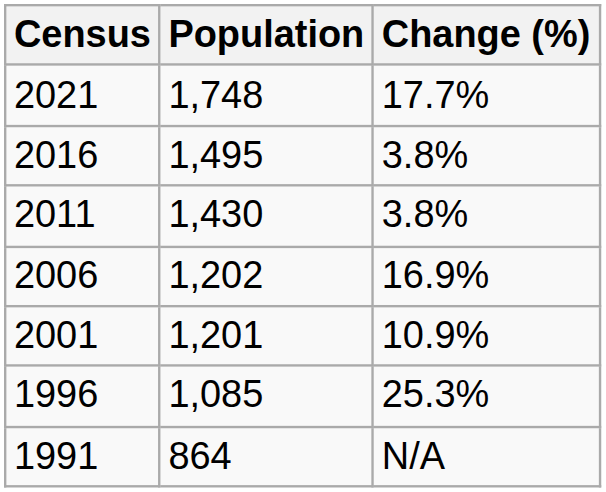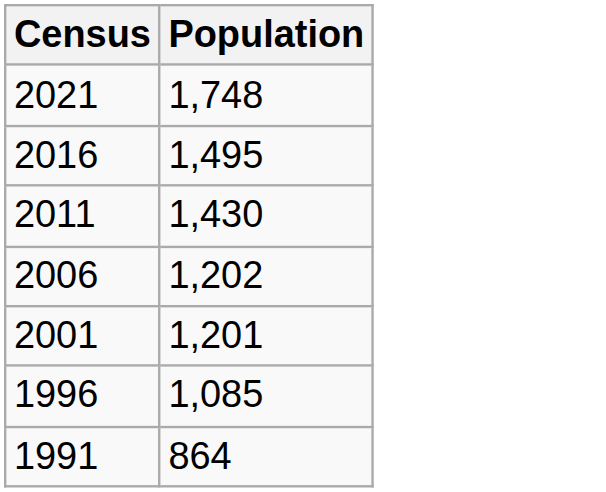- column: (486, 34)
